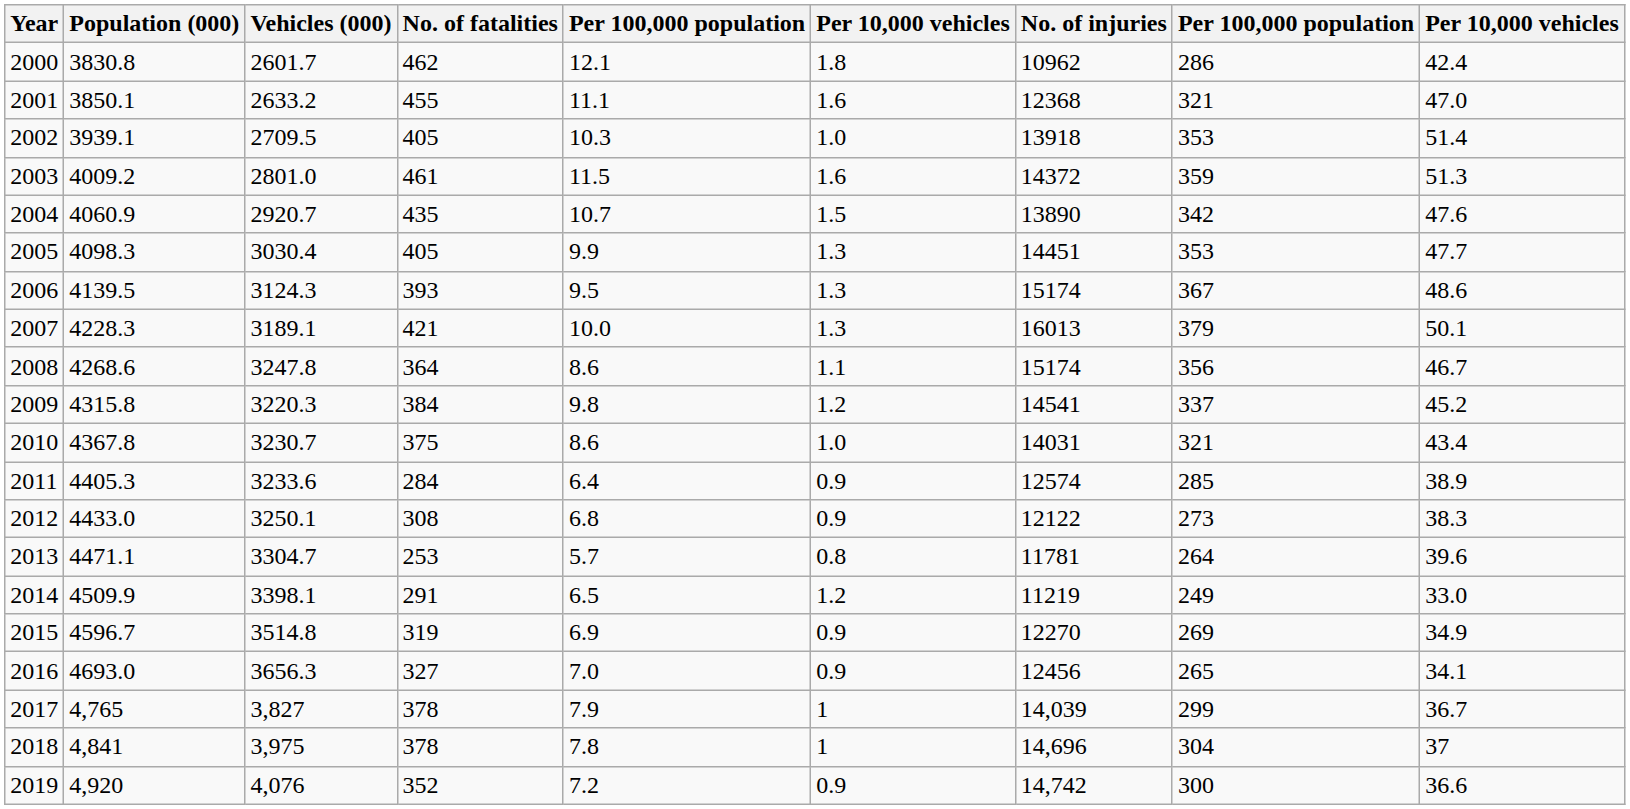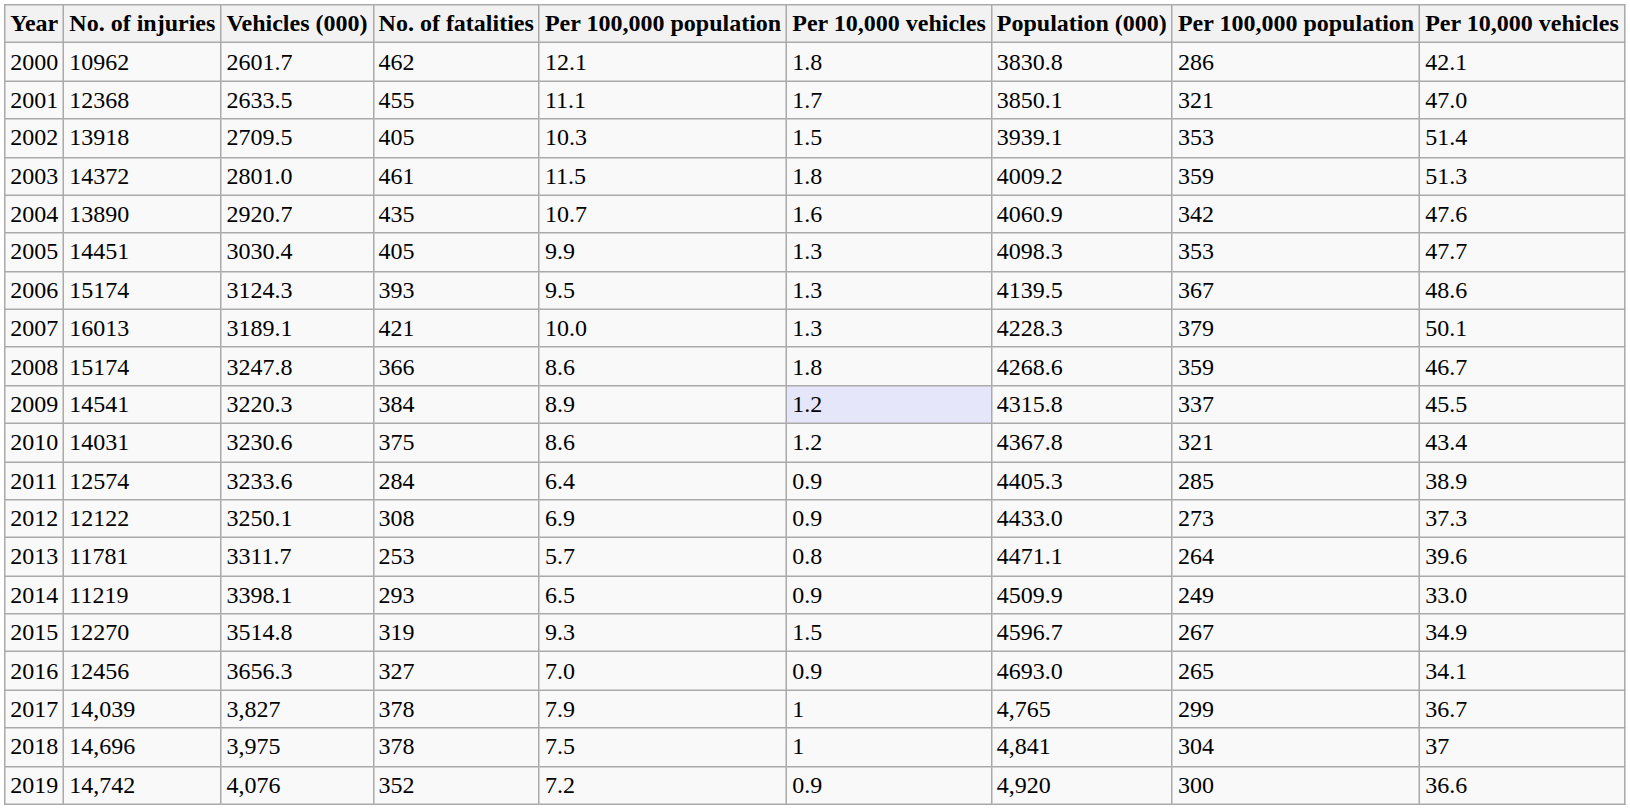columns swapped: (154, 23) <-> (1094, 23)
(1446, 61) 42.4 -> (1446, 61) 42.1
(283, 99) 2633.2 -> (259, 99) 2633.5
(831, 99) 1.6 -> (807, 99) 1.7
(831, 137) 1.0 -> (807, 137) 1.5
(831, 175) 1.6 -> (807, 175) 1.8
(831, 213) 1.5 -> (807, 213) 1.6
(421, 366) 364 -> (397, 366) 366
(831, 366) 1.1 -> (807, 366) 1.8
(1196, 366) 356 -> (1196, 366) 359
(584, 404) 9.8 -> (560, 404) 8.9
(831, 404) no background -> (807, 404) lavender background
(1446, 404) 45.2 -> (1446, 404) 45.5
(283, 442) 3230.7 -> (259, 442) 3230.6
(831, 442) 1.0 -> (807, 442) 1.2
(584, 518) 6.8 -> (560, 518) 6.9
(1446, 518) 38.3 -> (1446, 518) 37.3
(283, 556) 3304.7 -> (259, 556) 3311.7
(421, 594) 291 -> (397, 594) 293
(831, 594) 1.2 -> (807, 594) 0.9
(584, 632) 6.9 -> (560, 632) 9.3
(831, 632) 0.9 -> (807, 632) 1.5
(1196, 632) 269 -> (1196, 632) 267
(584, 746) 7.8 -> (560, 746) 7.5
